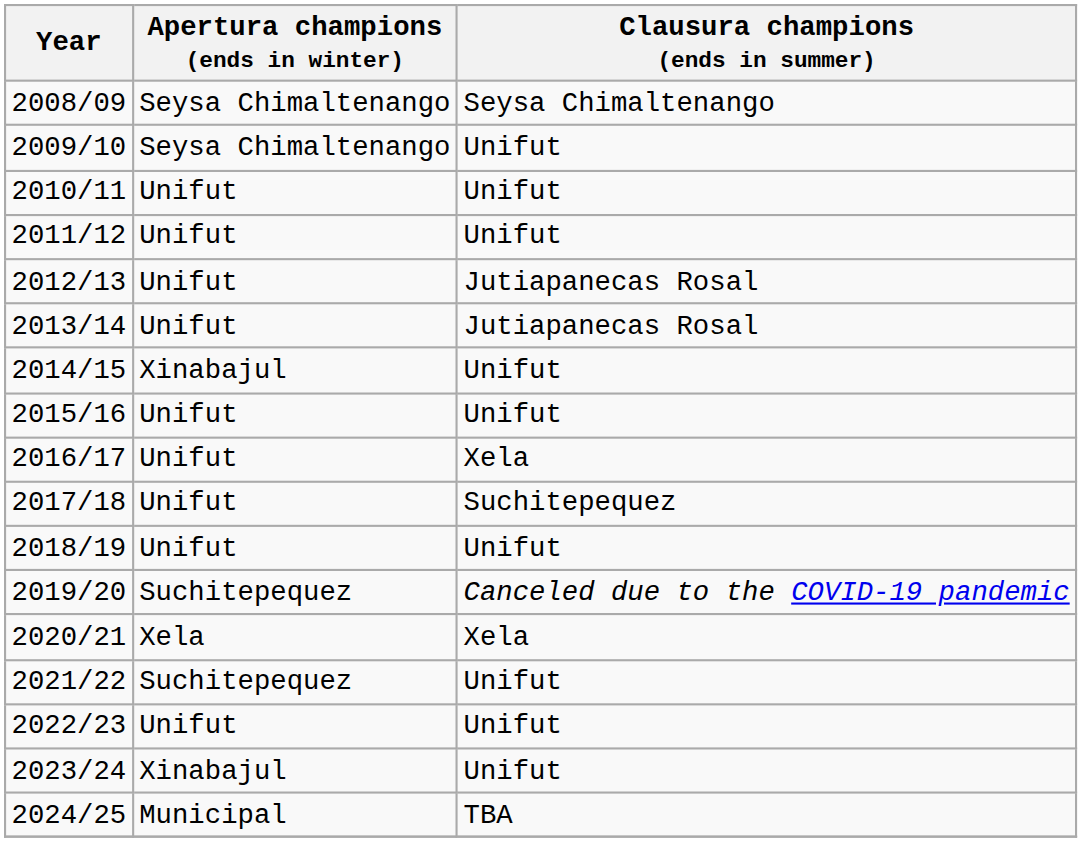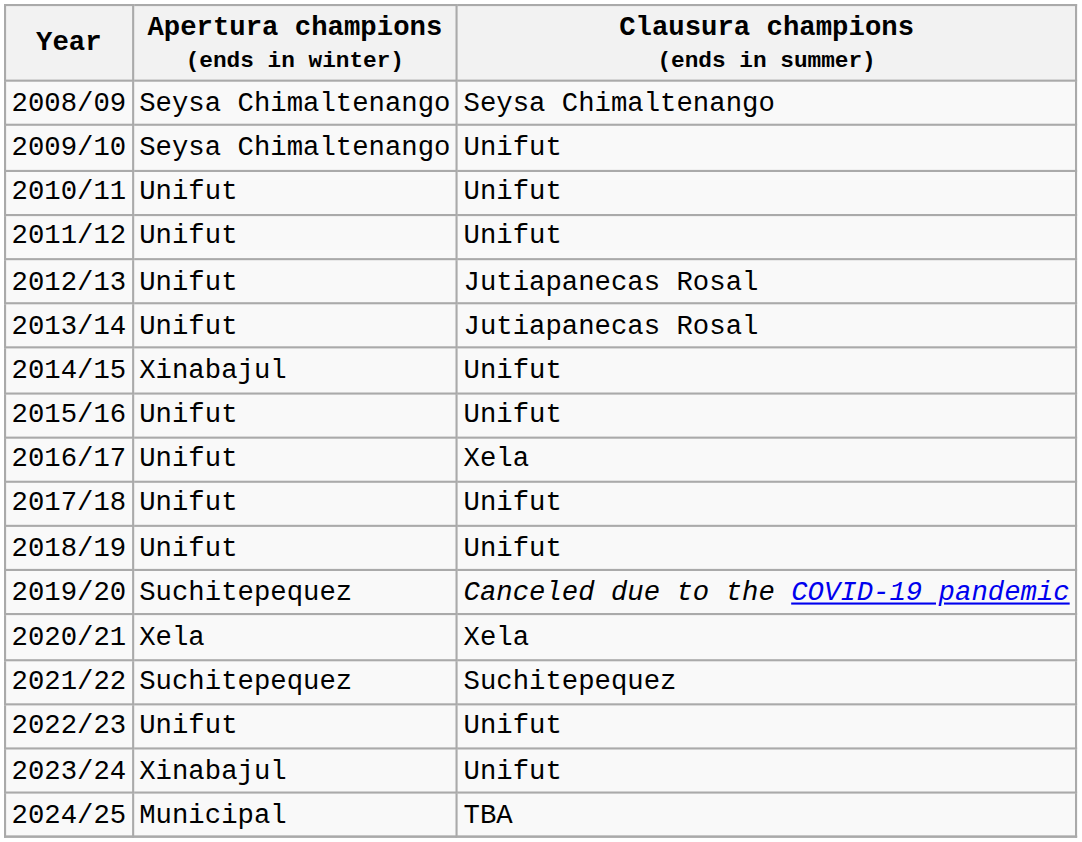(570, 504) Suchitepequez -> (513, 504) Unifut
(513, 682) Unifut -> (570, 682) Suchitepequez
